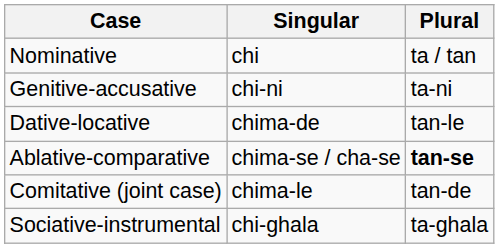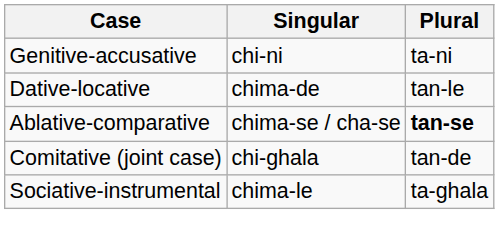- row: (63, 55)
(272, 191) chima-le -> (275, 157) chi-ghala
(275, 225) chi-ghala -> (272, 191) chima-le
